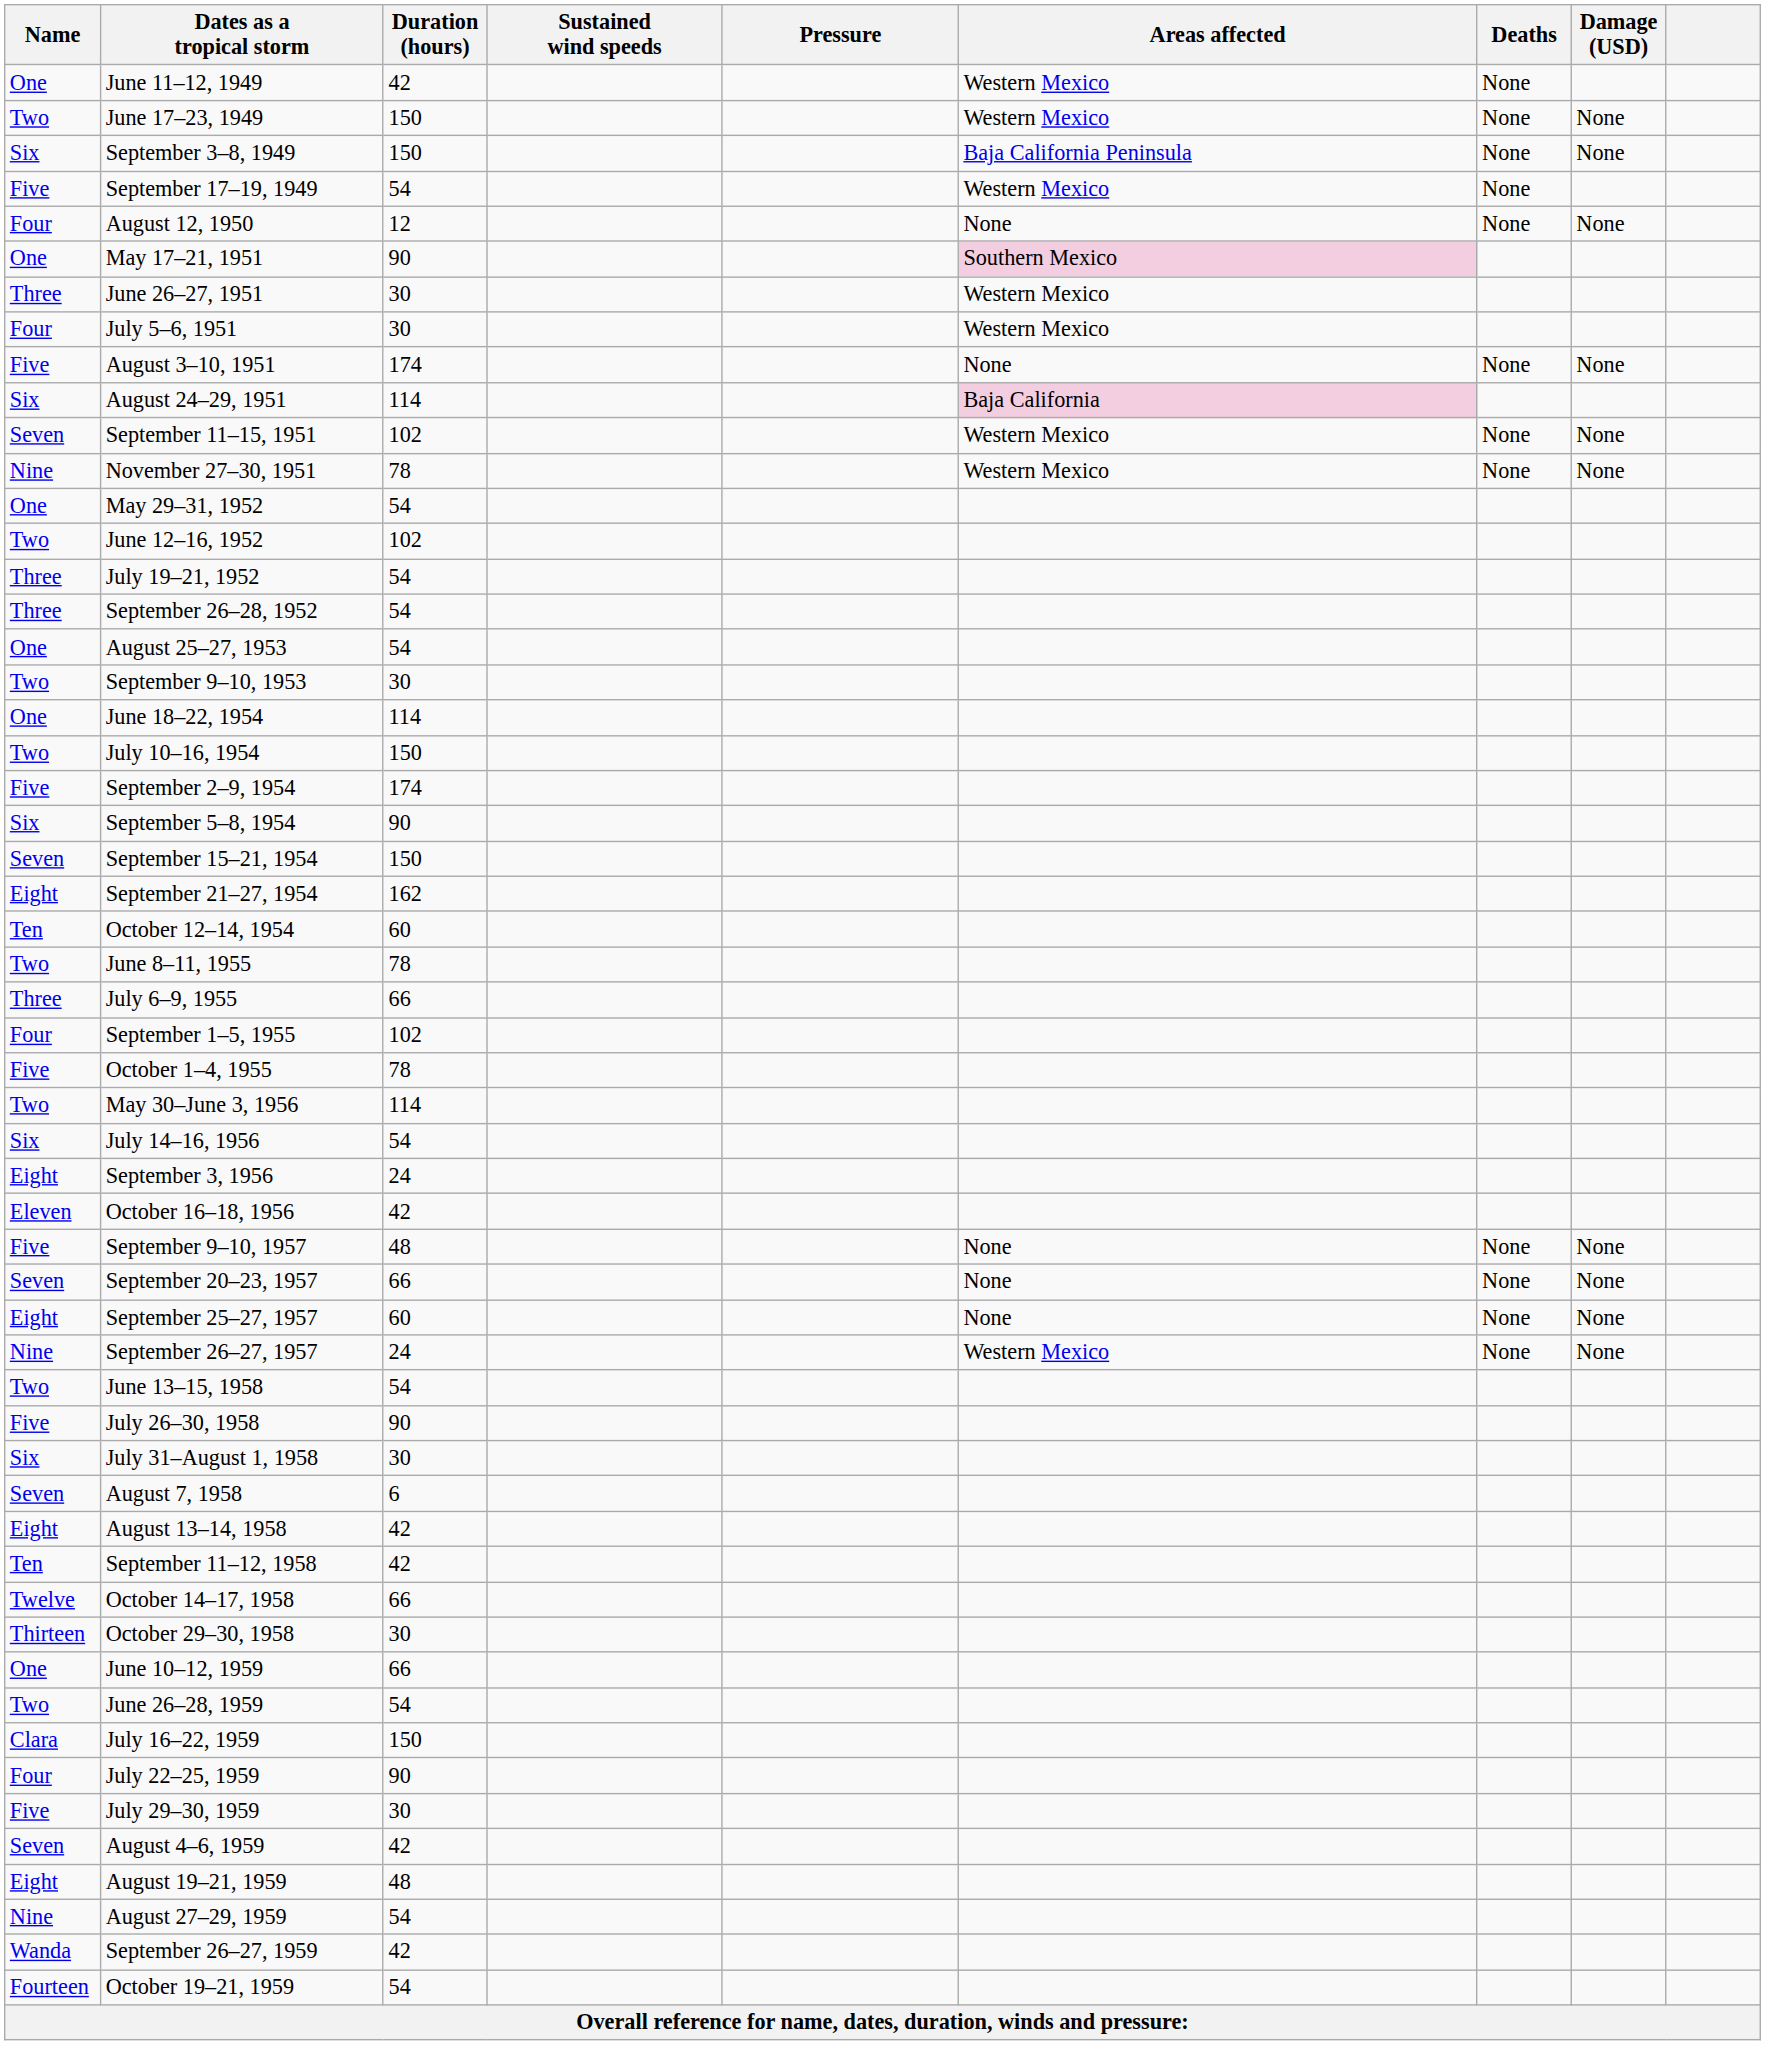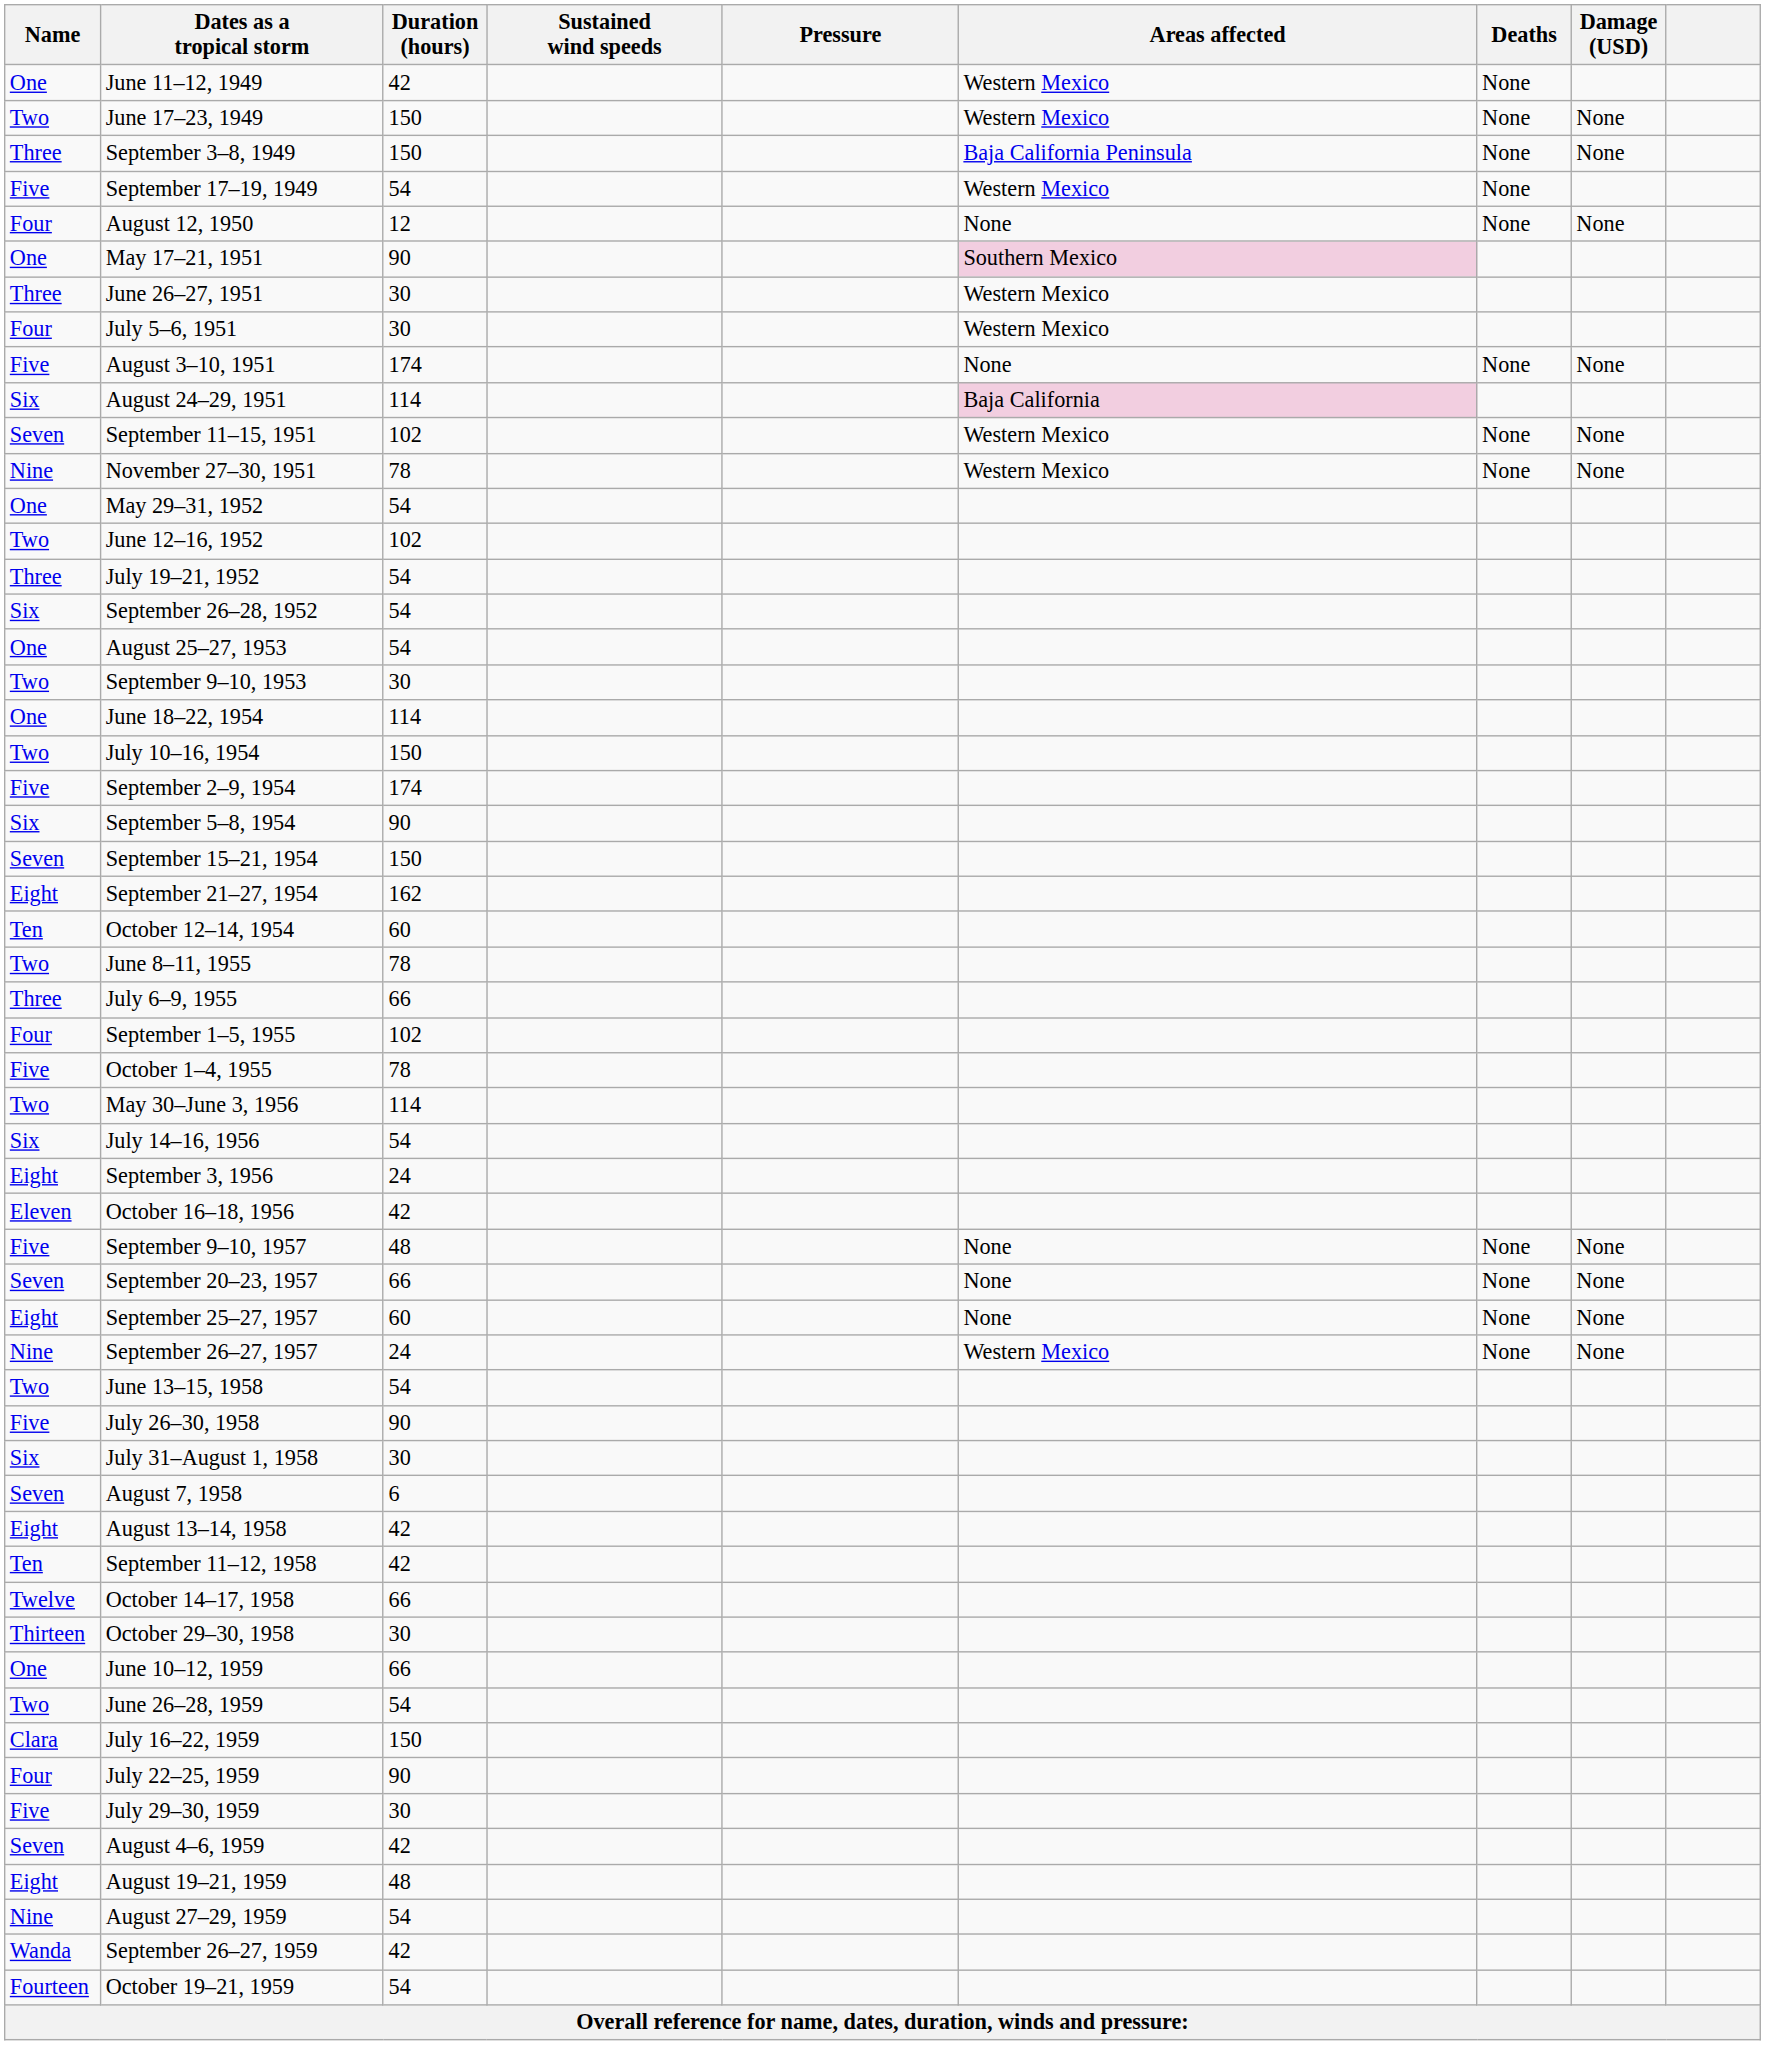(25, 152) Six -> (36, 152) Three
(36, 611) Three -> (25, 611) Six
